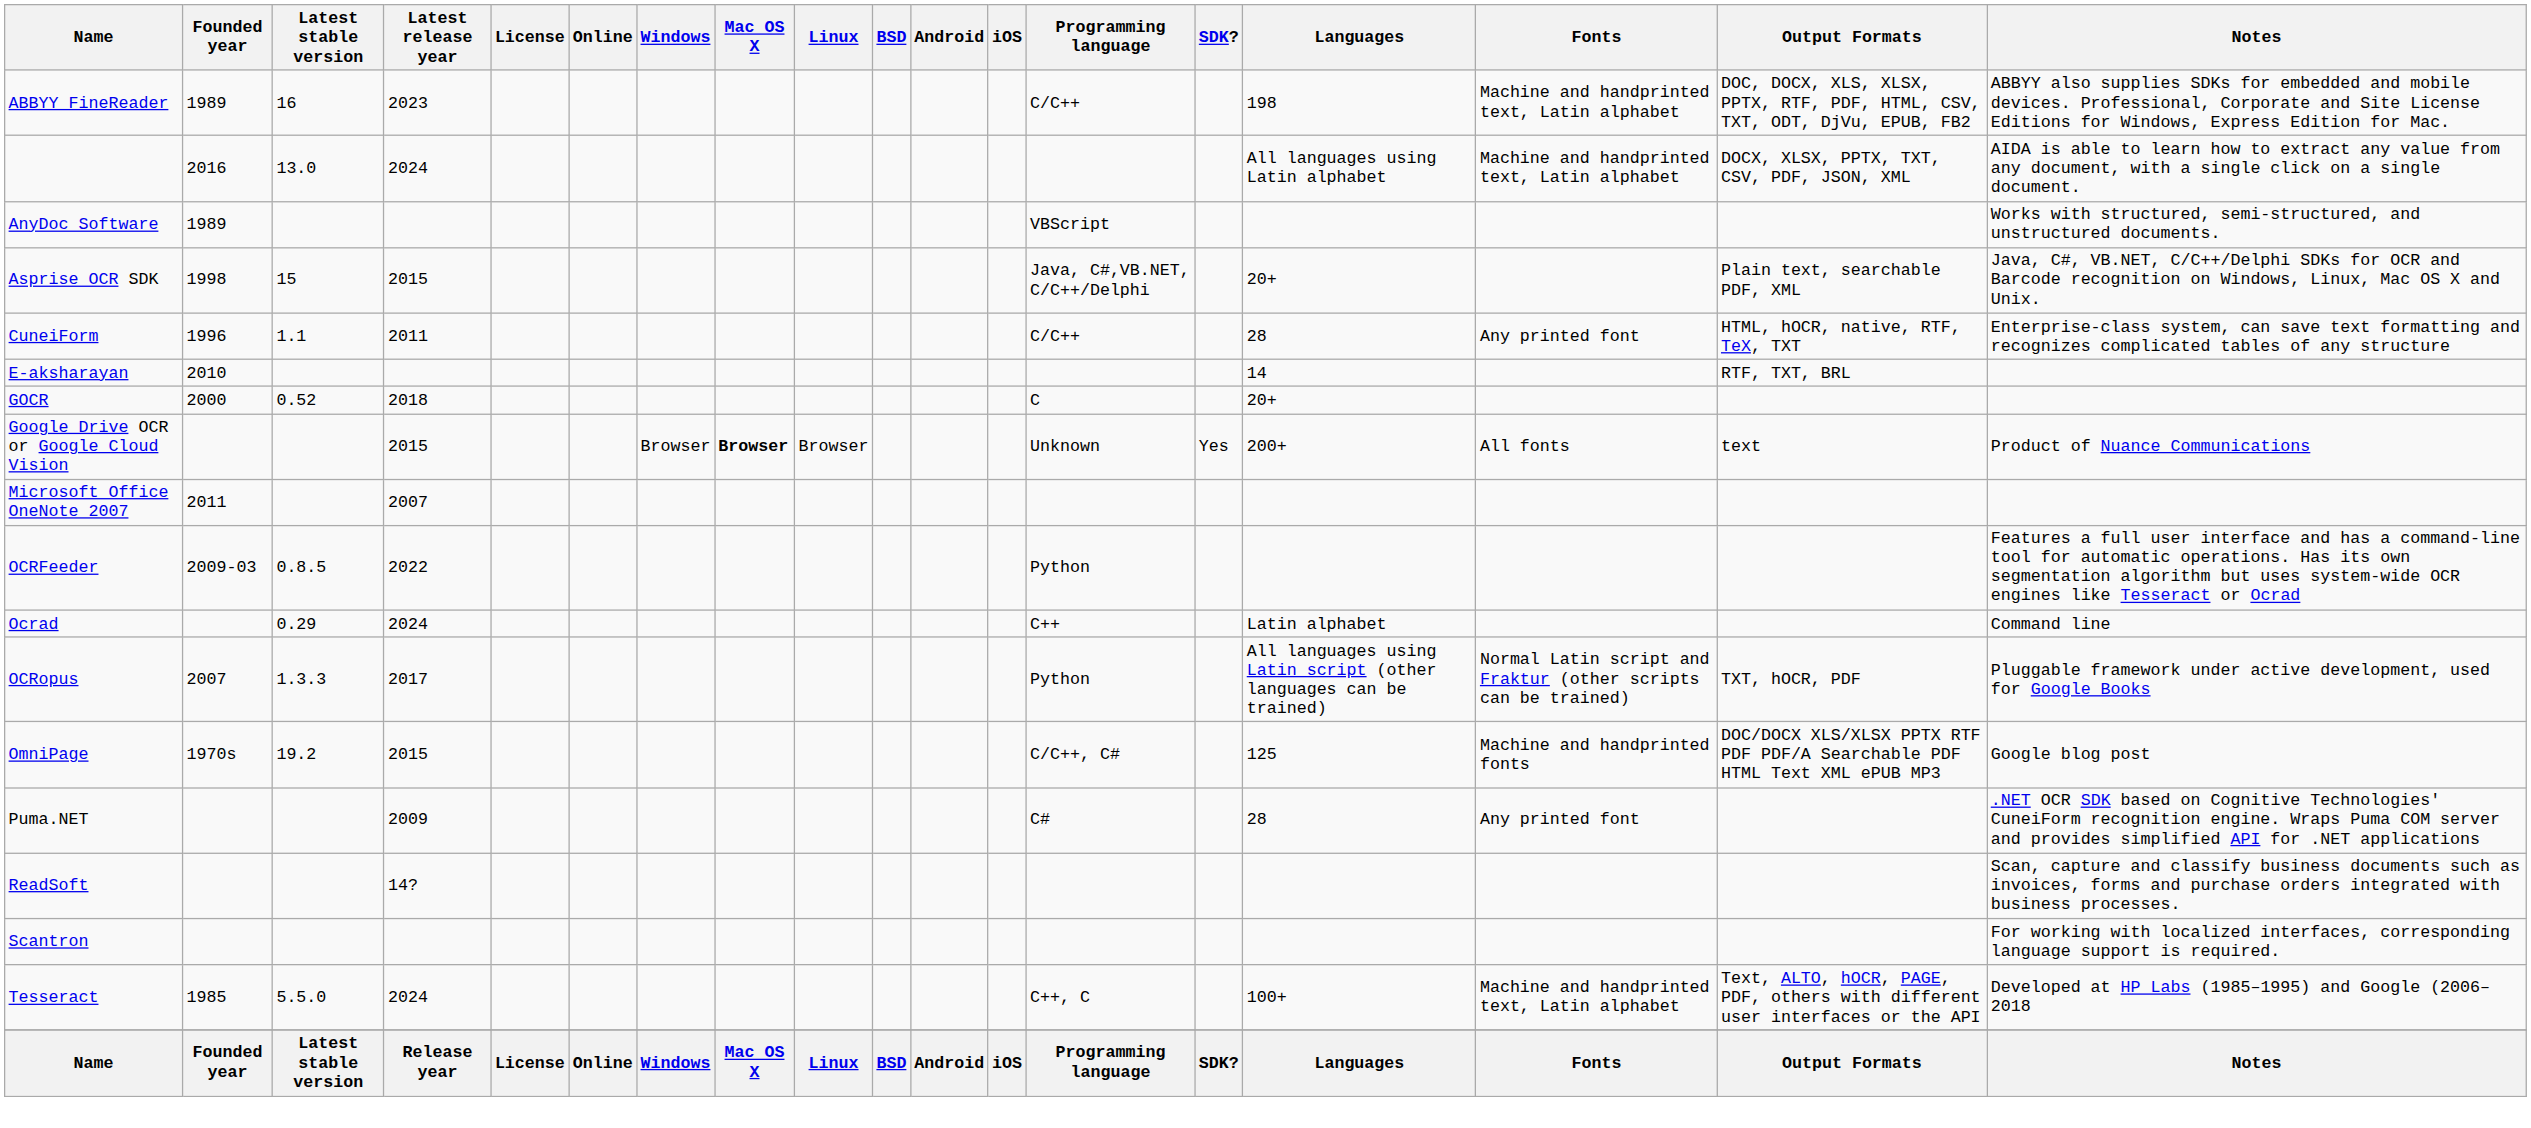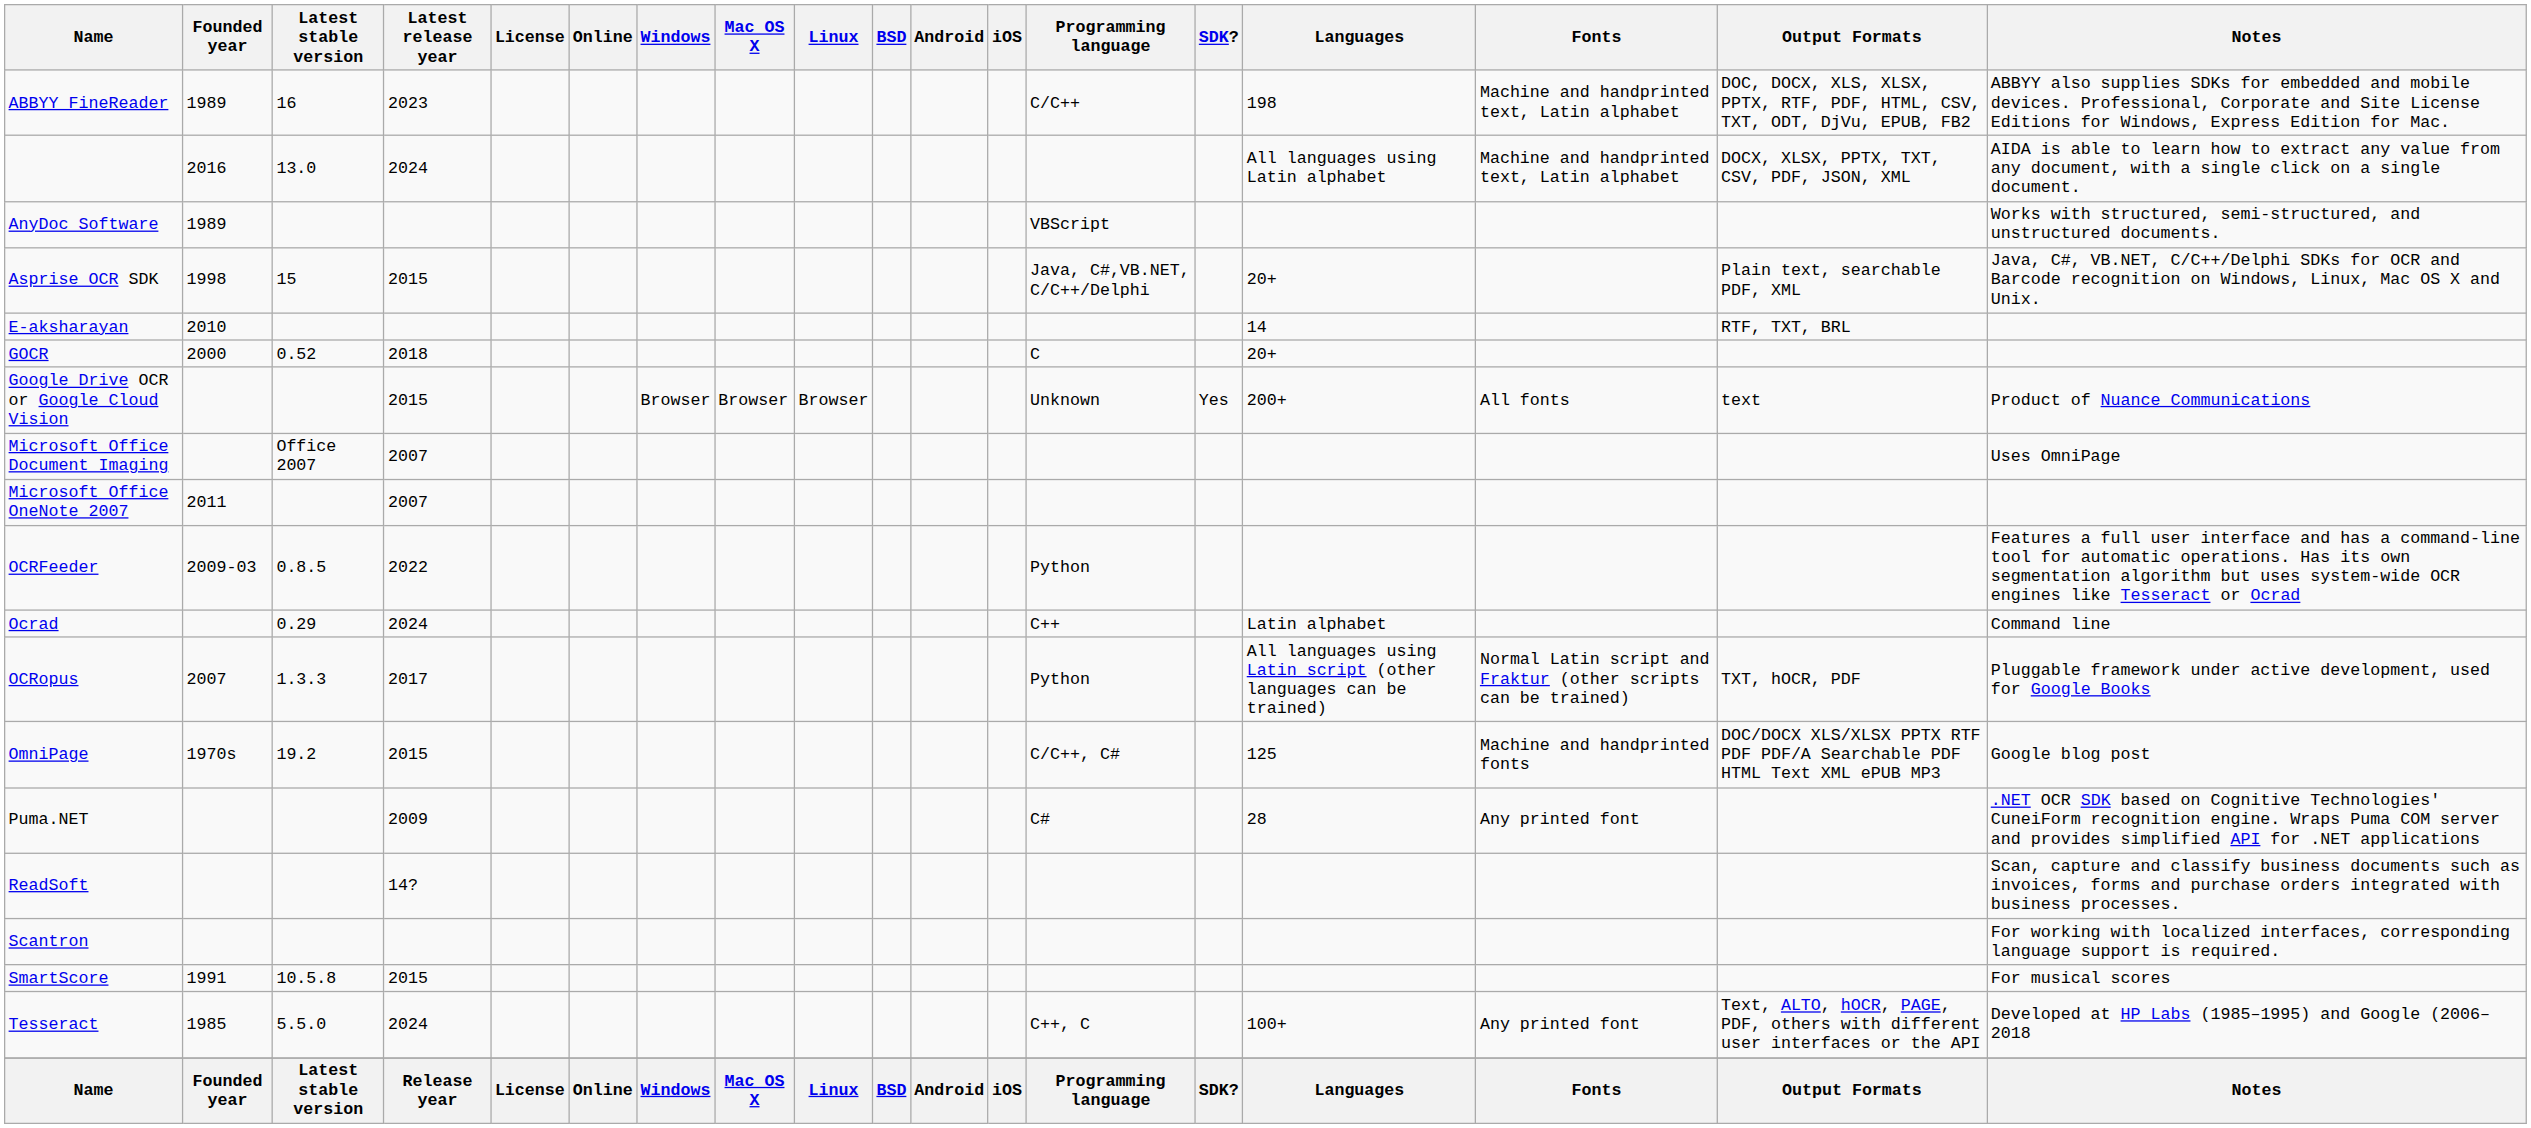- row: (54, 336)
(753, 446) bold -> (753, 400) normal
+ row: (88, 456)
+ row: (59, 978)
(1595, 998) Machine and handprinted text, Latin alphabet -> (1560, 1025) Any printed font
